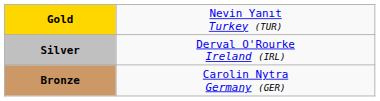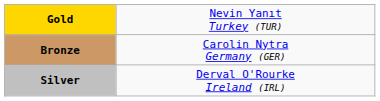rows swapped: (60, 50) <-> (60, 80)
